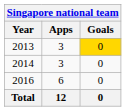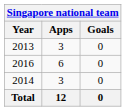(100, 47) gold background -> (100, 47) no background
rows swapped: (23, 64) <-> (23, 81)
